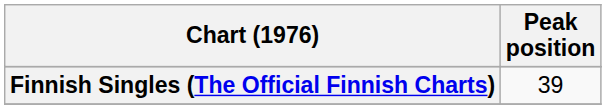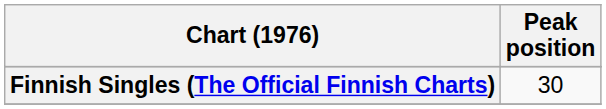(551, 85) 39 -> (551, 85) 30
